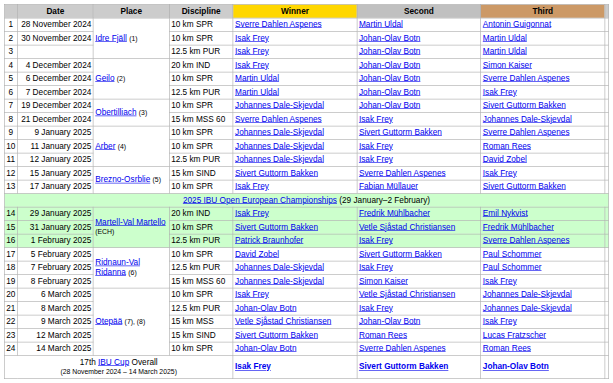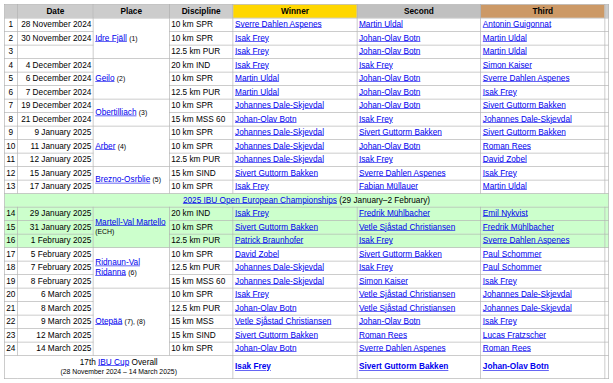(390, 64) Johan-Olav Botn -> (376, 64) Isak Frey
(278, 118) Sverre Dahlen Aspenes -> (266, 118) Johan-Olav Botn
(526, 132) Sverre Dahlen Aspenes -> (524, 132) Sivert Guttorm Bakken
(376, 146) Isak Frey -> (390, 146) Johan-Olav Botn
(524, 186) Sivert Guttorm Bakken -> (505, 186) Martin Uldal
(376, 308) Isak Frey -> (407, 308) Vetle Sjåstad Christiansen
